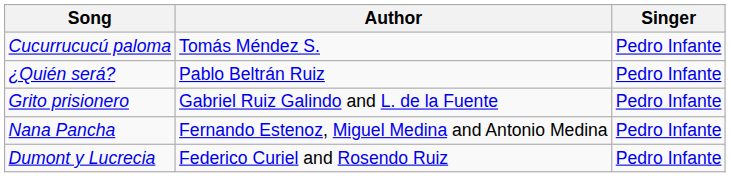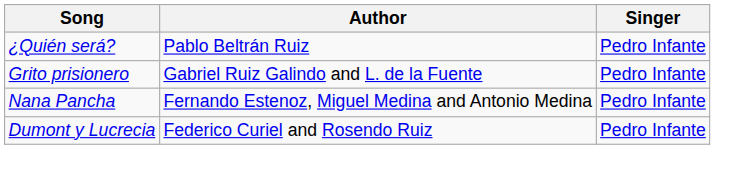- row: (90, 46)
